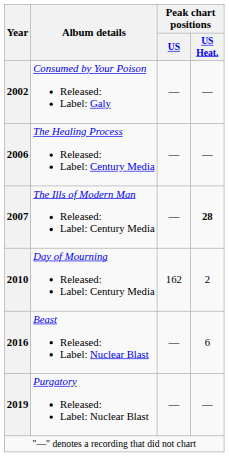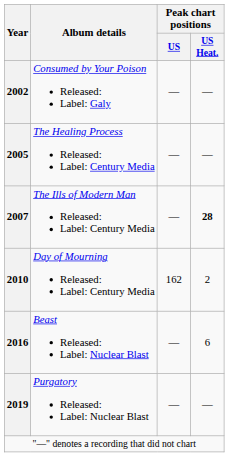(18, 154) 2006 -> (18, 154) 2005
